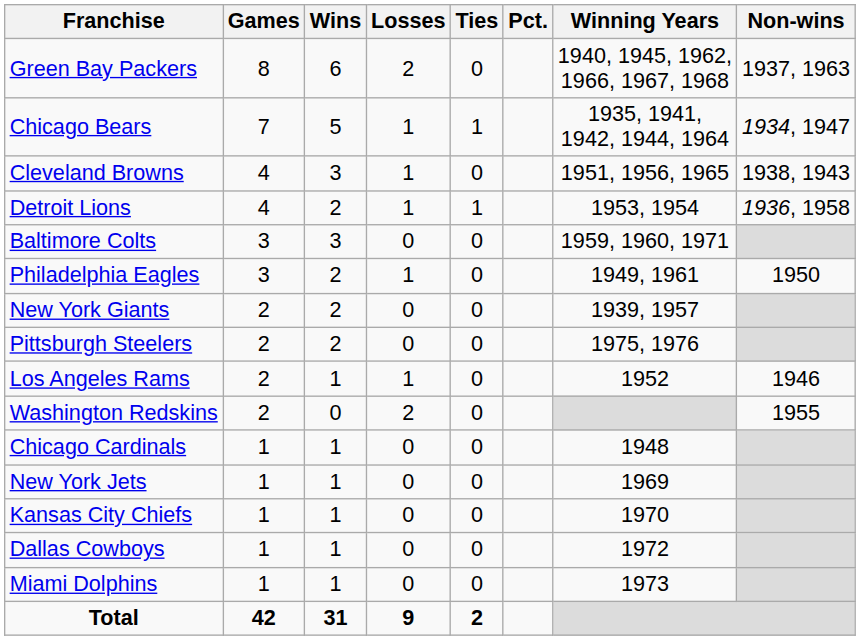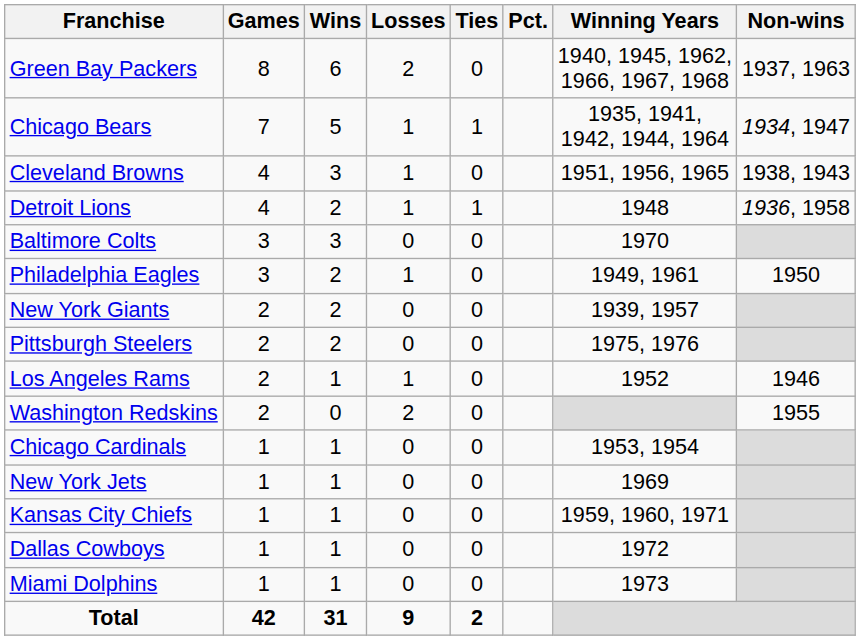(645, 207) 1953, 1954 -> (645, 207) 1948
(645, 241) 1959, 1960, 1971 -> (645, 241) 1970
(645, 447) 1948 -> (645, 447) 1953, 1954
(645, 515) 1970 -> (645, 515) 1959, 1960, 1971
